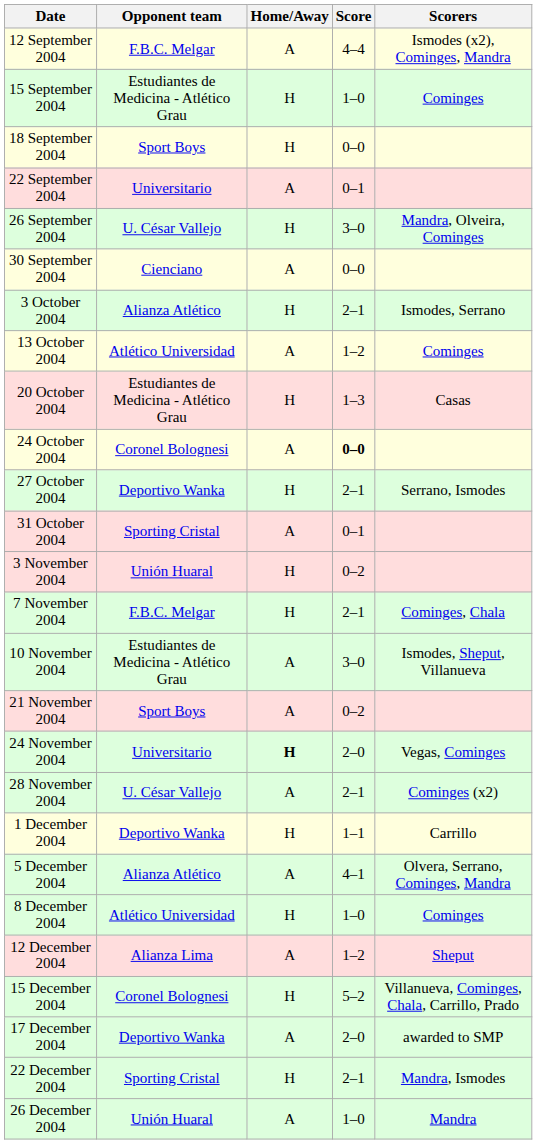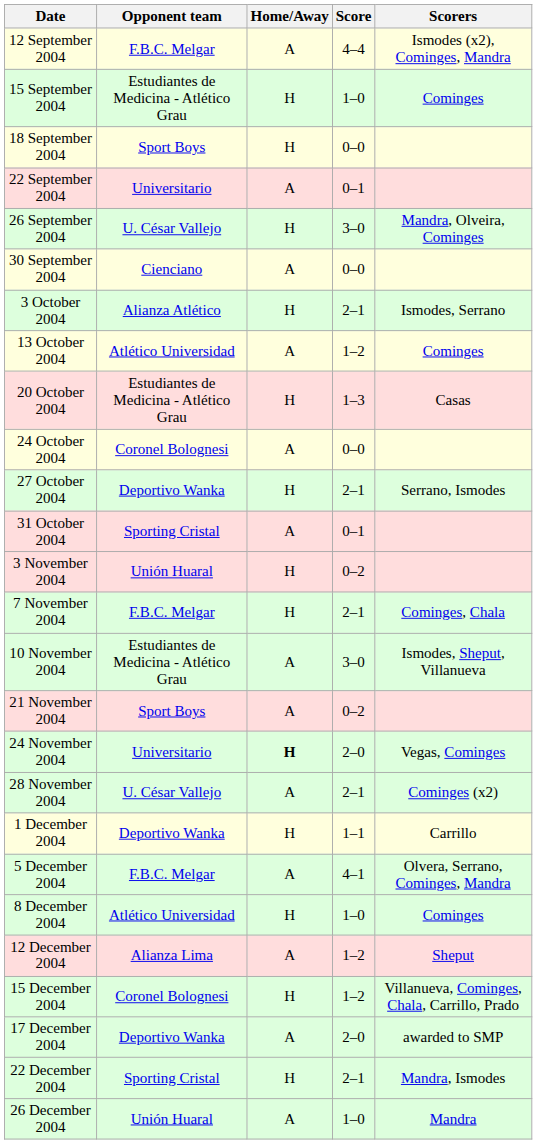(354, 449) bold -> (354, 449) normal
(172, 874) Alianza Atlético -> (172, 874) F.B.C. Melgar
(354, 996) 5–2 -> (354, 996) 1–2
